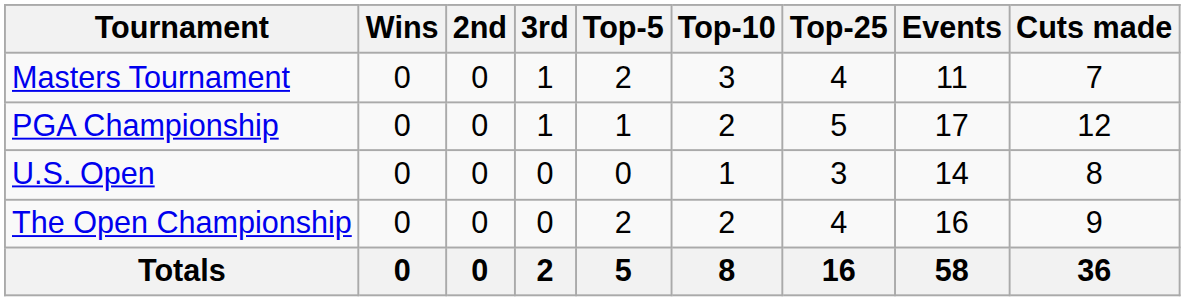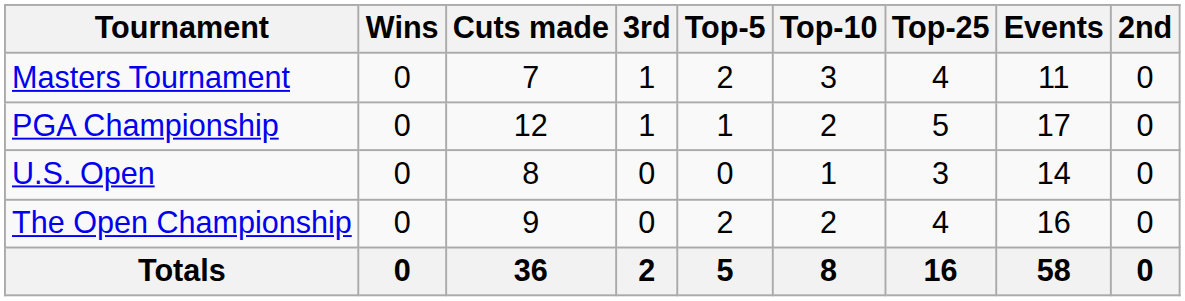columns swapped: (480, 28) <-> (1094, 28)
